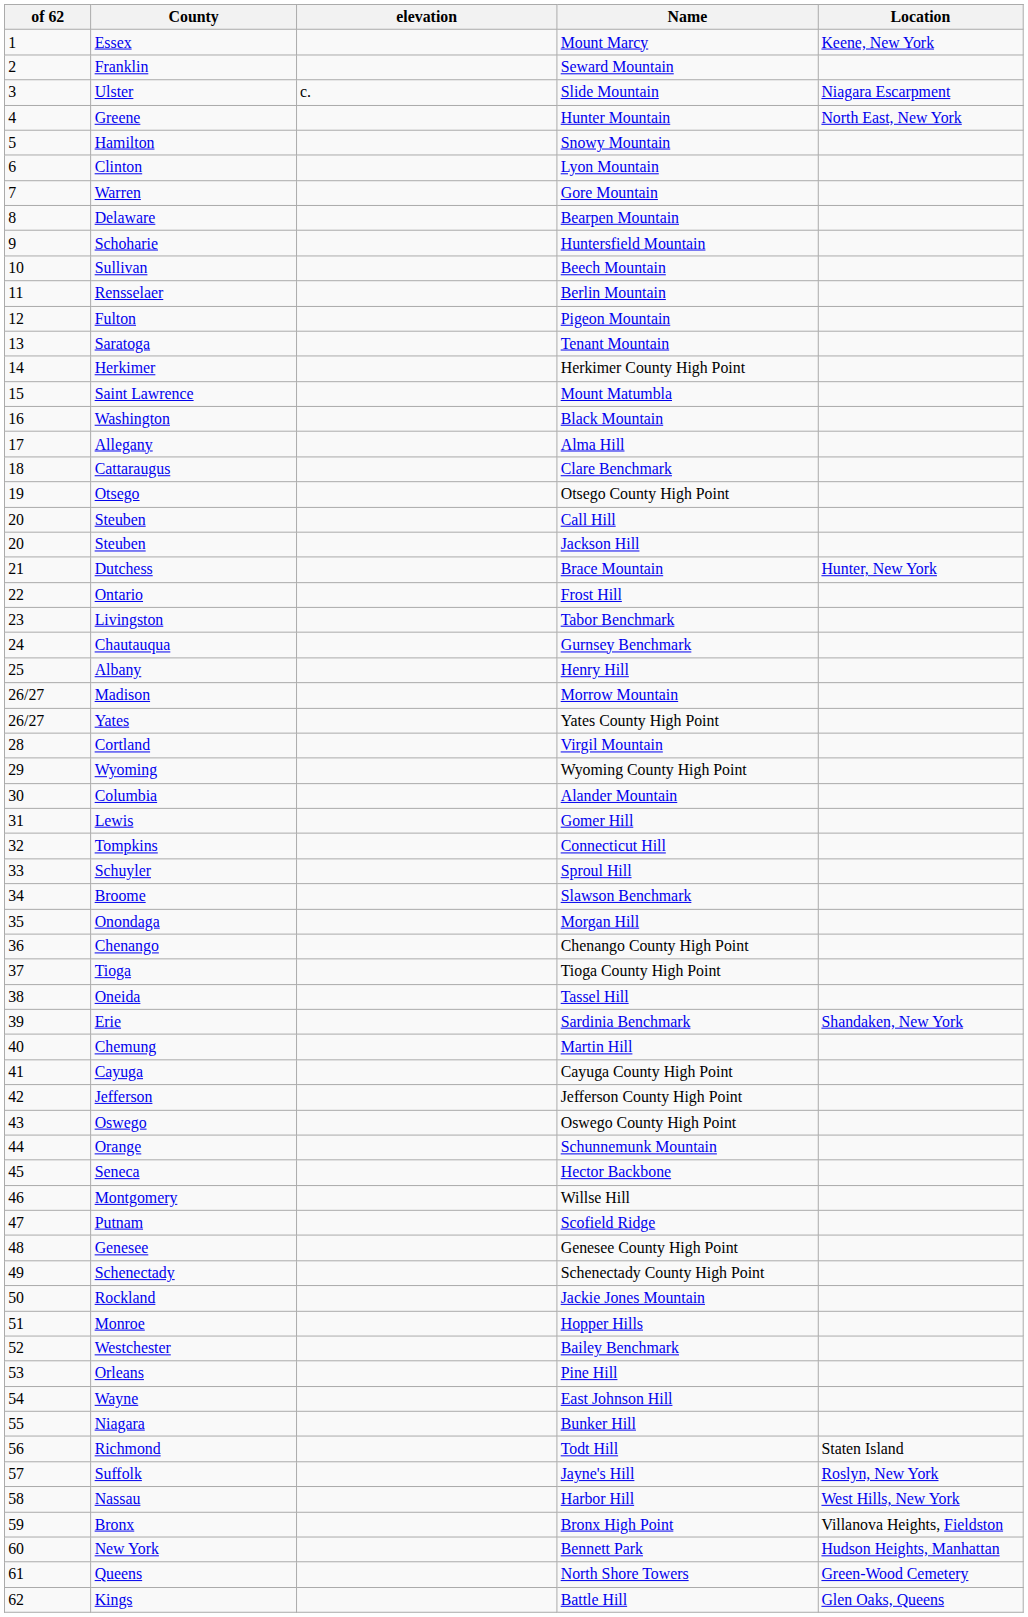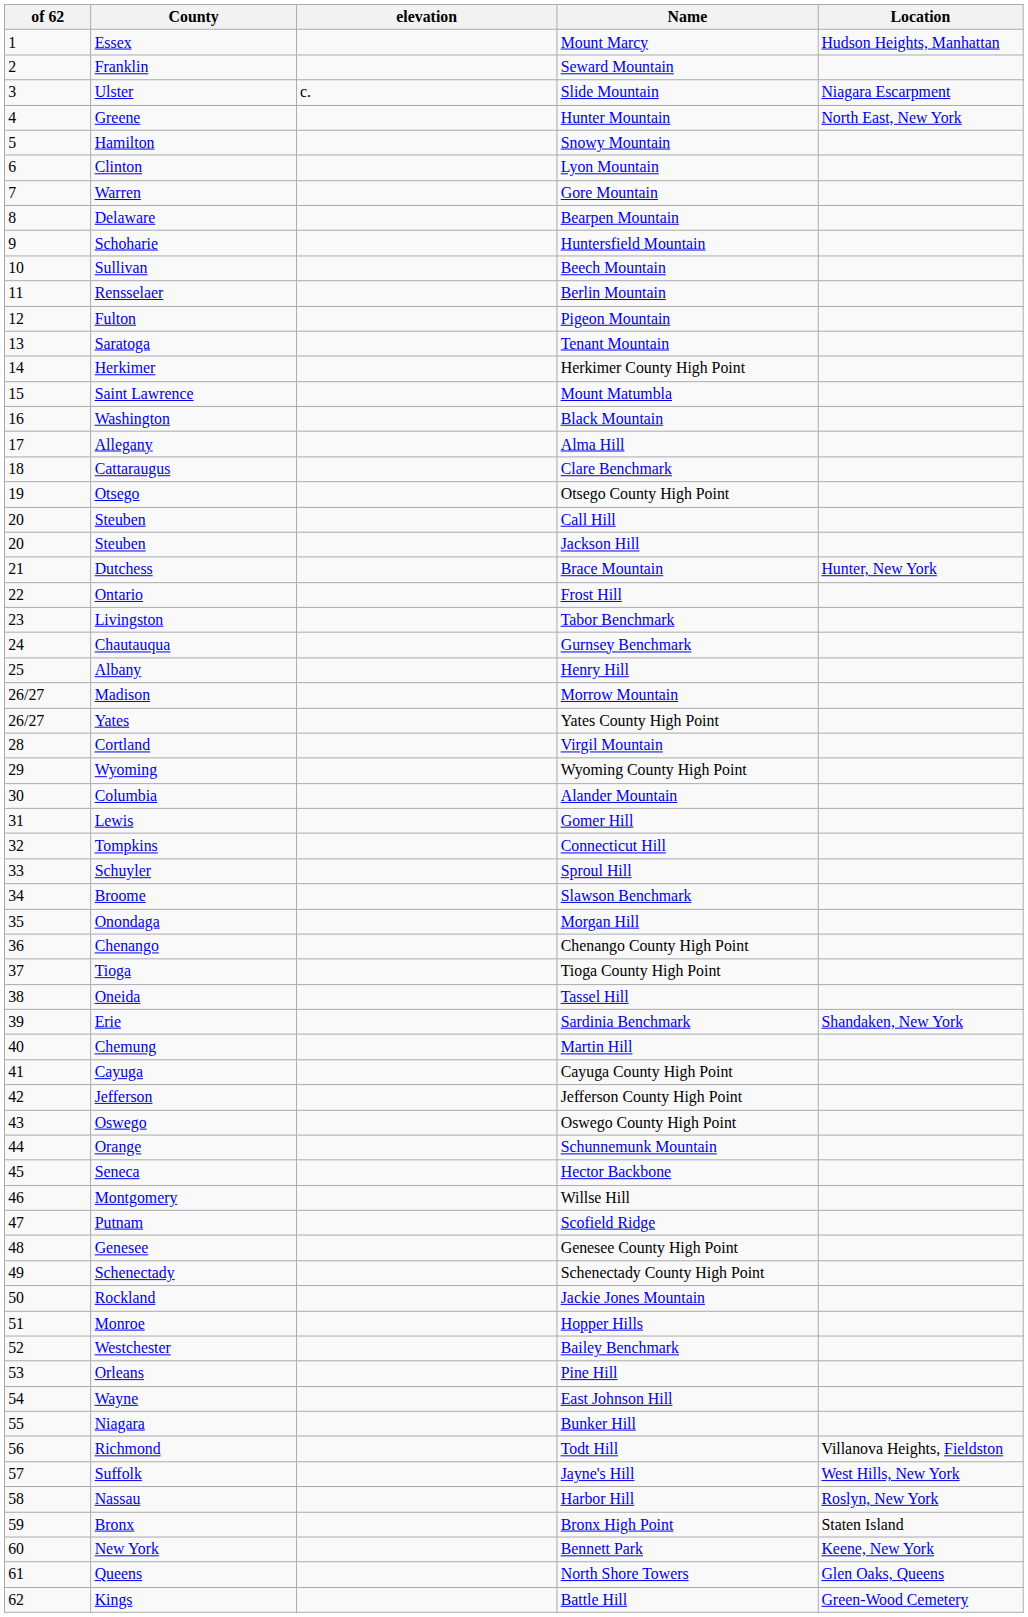(878, 42) Keene, New York -> (911, 42) Hudson Heights, Manhattan
(863, 1448) Staten Island -> (912, 1448) Villanova Heights, Fieldston
(880, 1474) Roslyn, New York -> (891, 1474) West Hills, New York
(891, 1499) West Hills, New York -> (880, 1499) Roslyn, New York
(912, 1524) Villanova Heights, Fieldston -> (863, 1524) Staten Island
(911, 1549) Hudson Heights, Manhattan -> (878, 1549) Keene, New York
(895, 1574) Green-Wood Cemetery -> (883, 1574) Glen Oaks, Queens
(883, 1599) Glen Oaks, Queens -> (895, 1599) Green-Wood Cemetery
